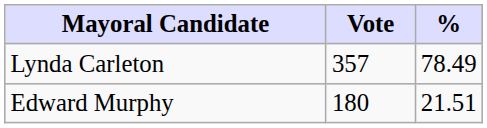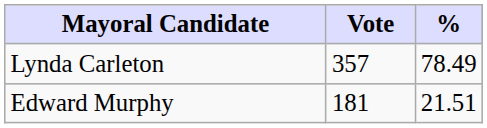(351, 102) 180 -> (351, 102) 181
